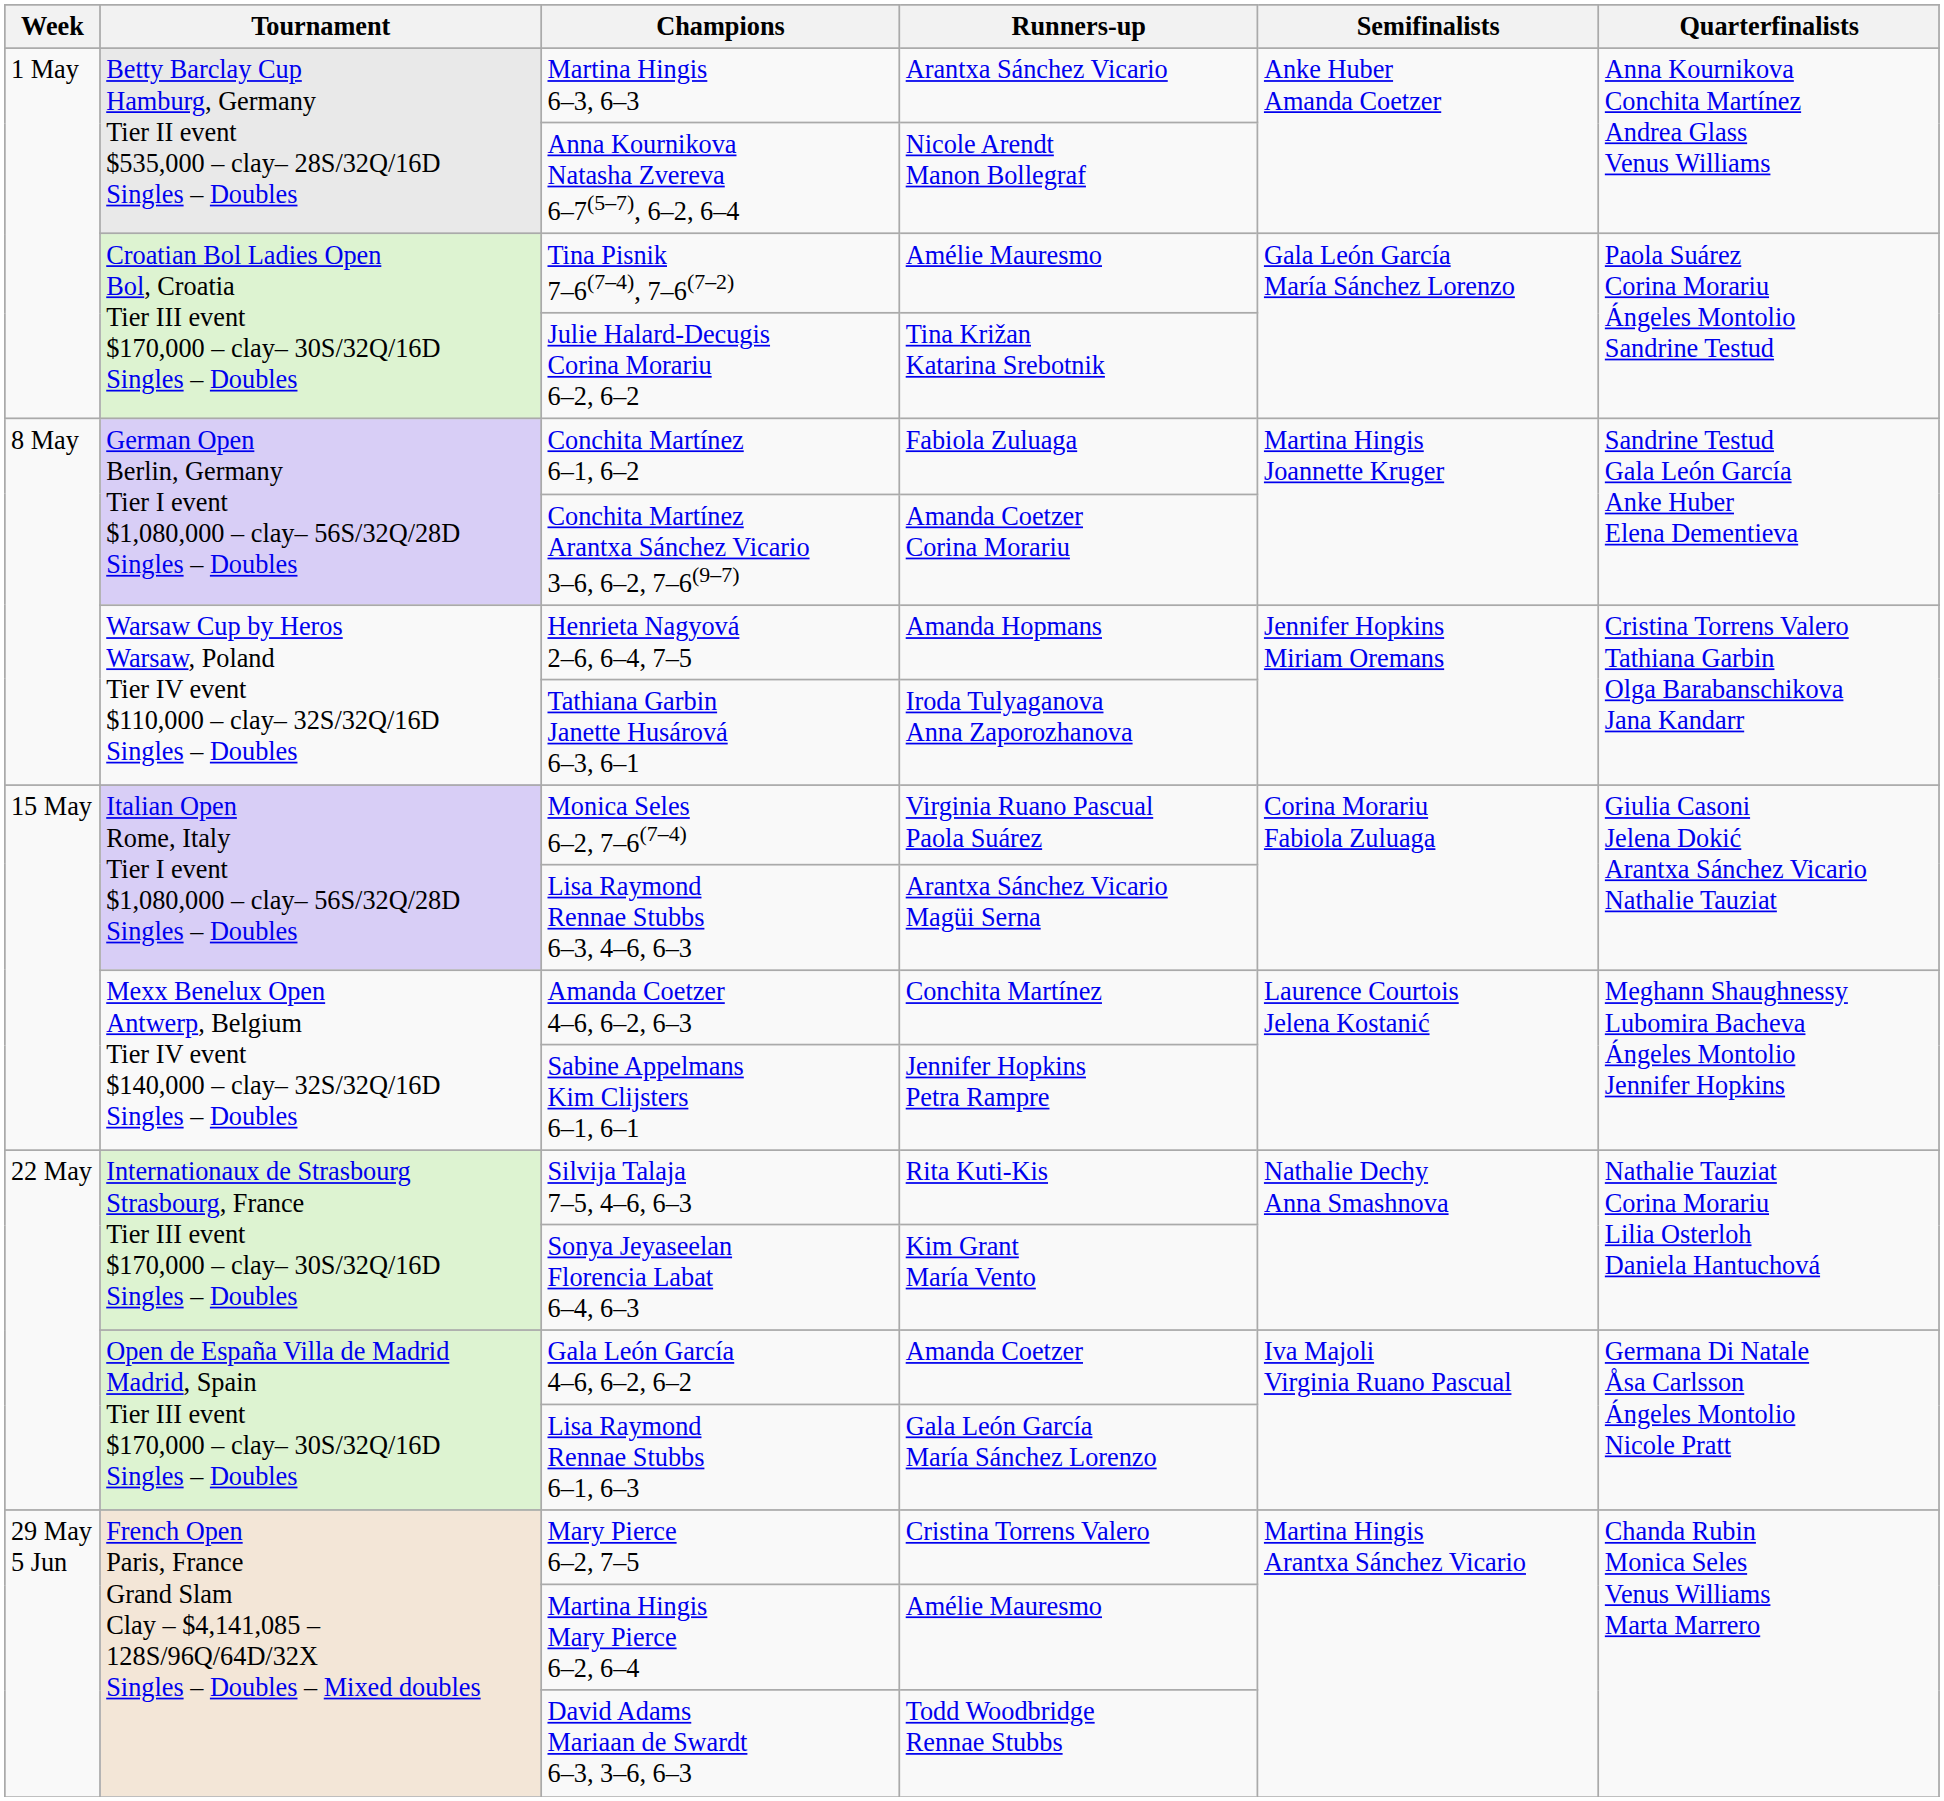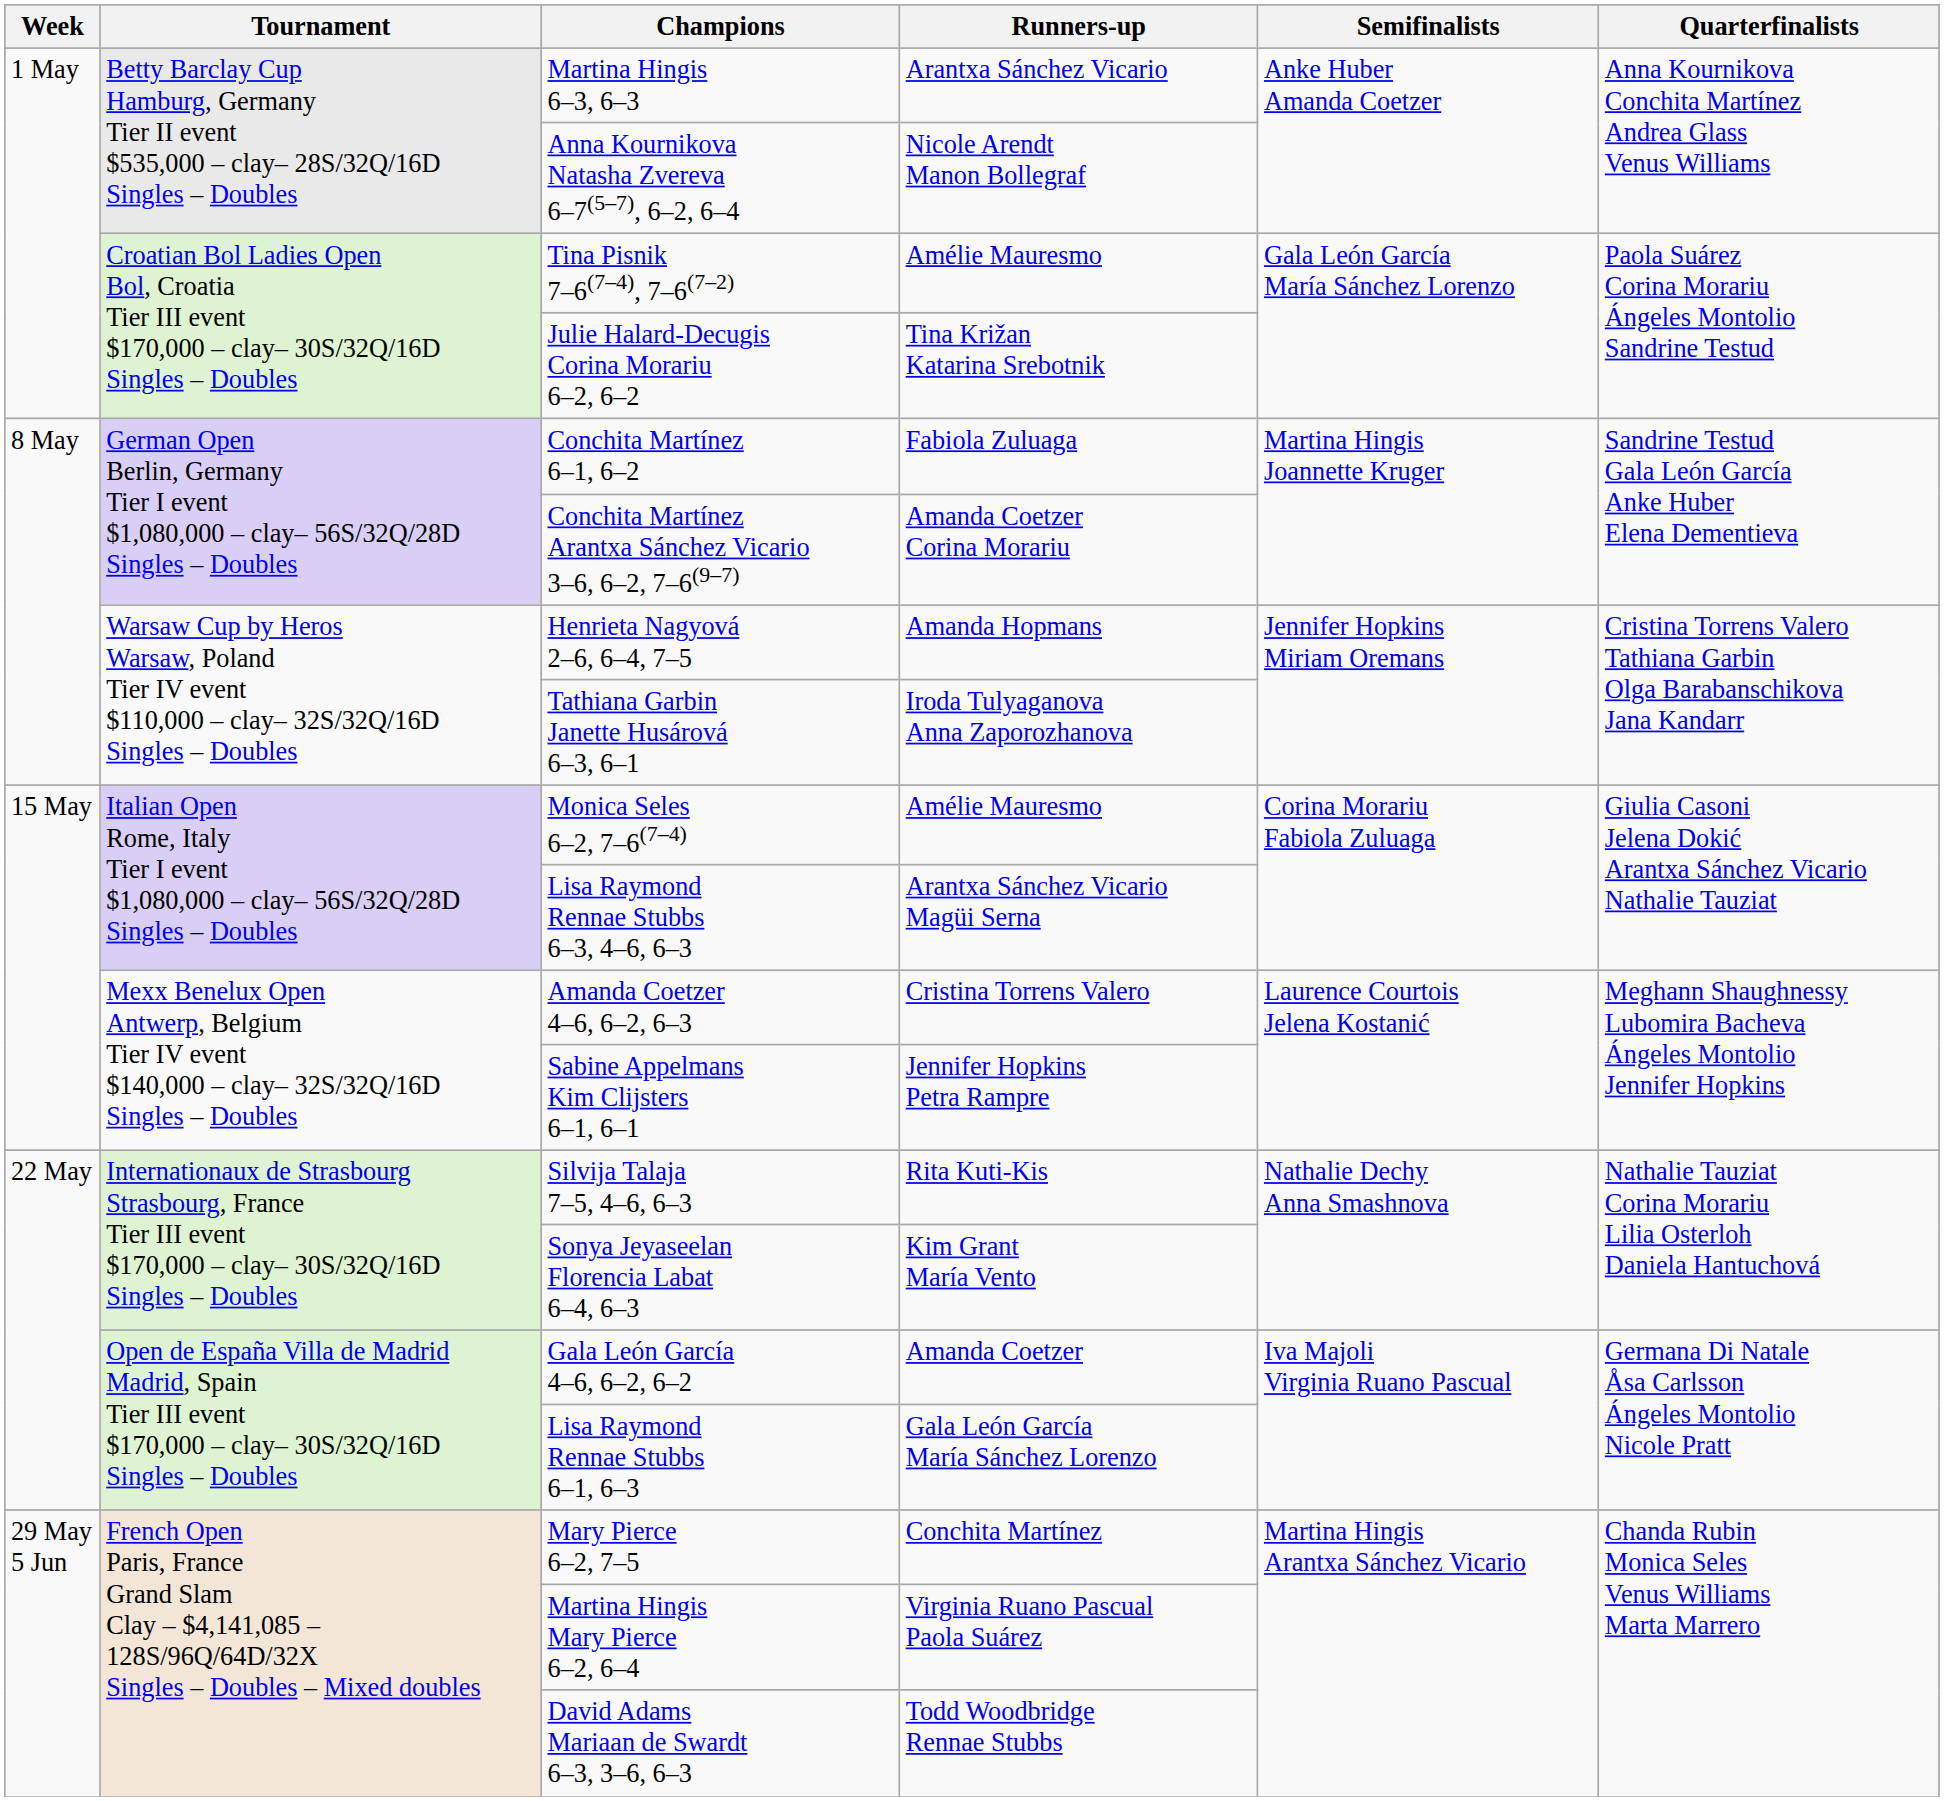(1029, 821) Virginia Ruano Pascual Paola Suárez -> (1004, 806) Amélie Mauresmo
(1004, 991) Conchita Martínez -> (1028, 991) Cristina Torrens Valero
(1028, 1532) Cristina Torrens Valero -> (1004, 1532) Conchita Martínez
(1004, 1606) Amélie Mauresmo -> (1029, 1622) Virginia Ruano Pascual Paola Suárez
